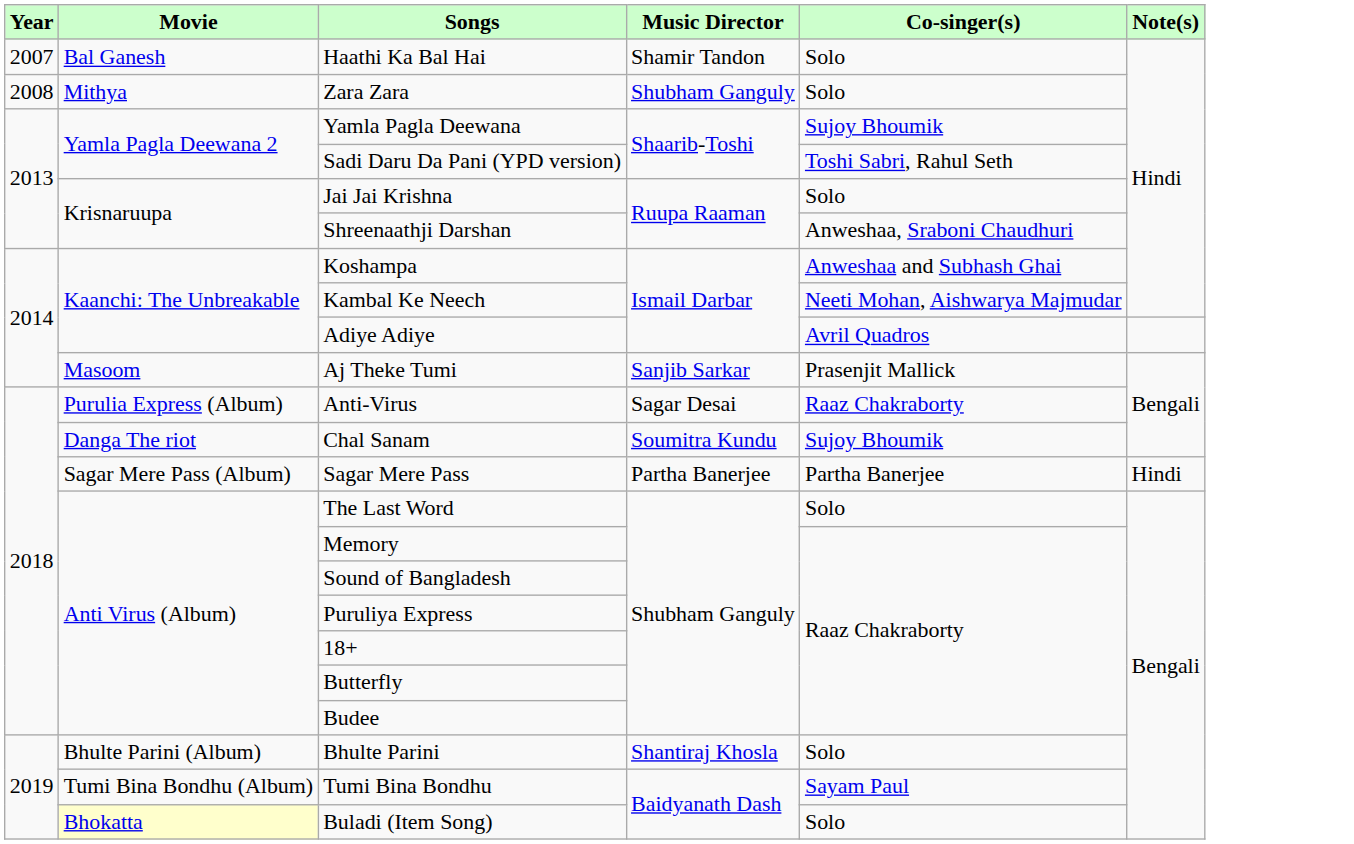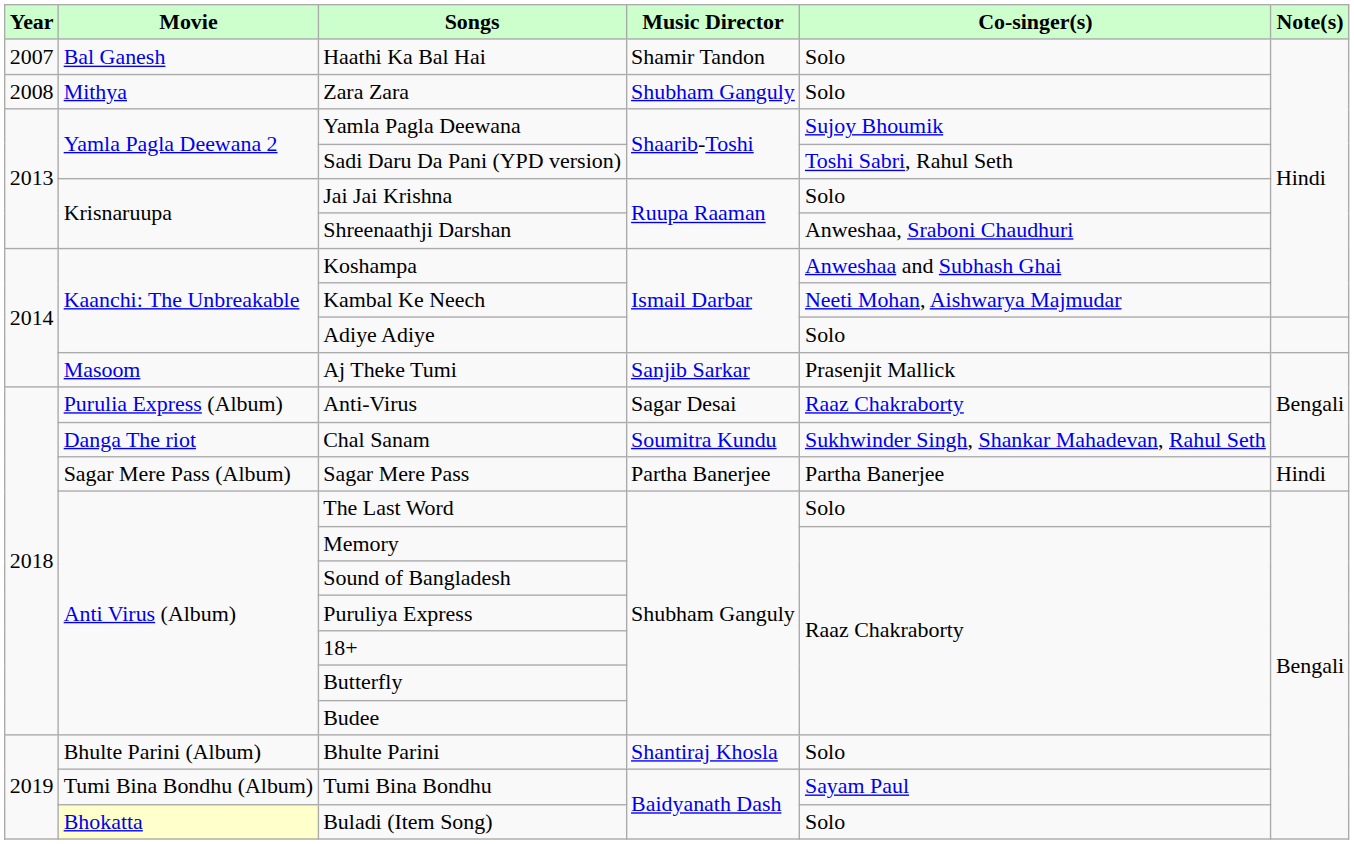(867, 334) Avril Quadros -> (825, 334) Solo
(874, 439) Sujoy Bhoumik -> (1035, 439) Sukhwinder Singh, Shankar Mahadevan, Rahul Seth
